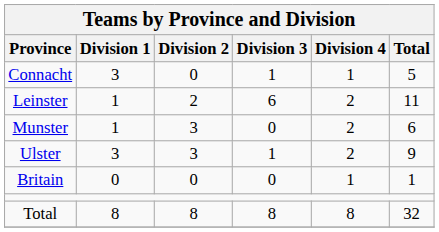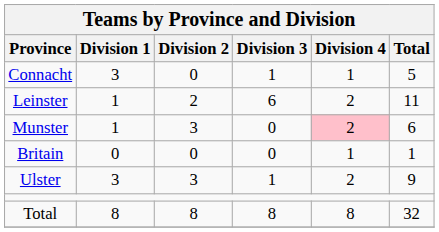(350, 127) no background -> (350, 127) pink background
rows swapped: (40, 153) <-> (40, 180)
